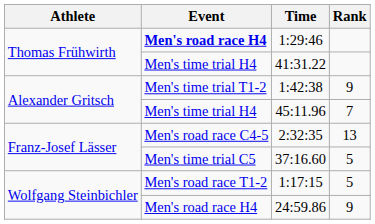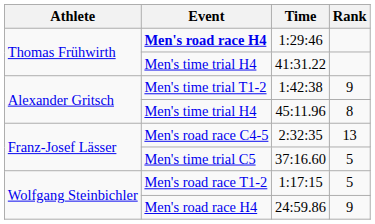(350, 111) 7 -> (350, 111) 8
